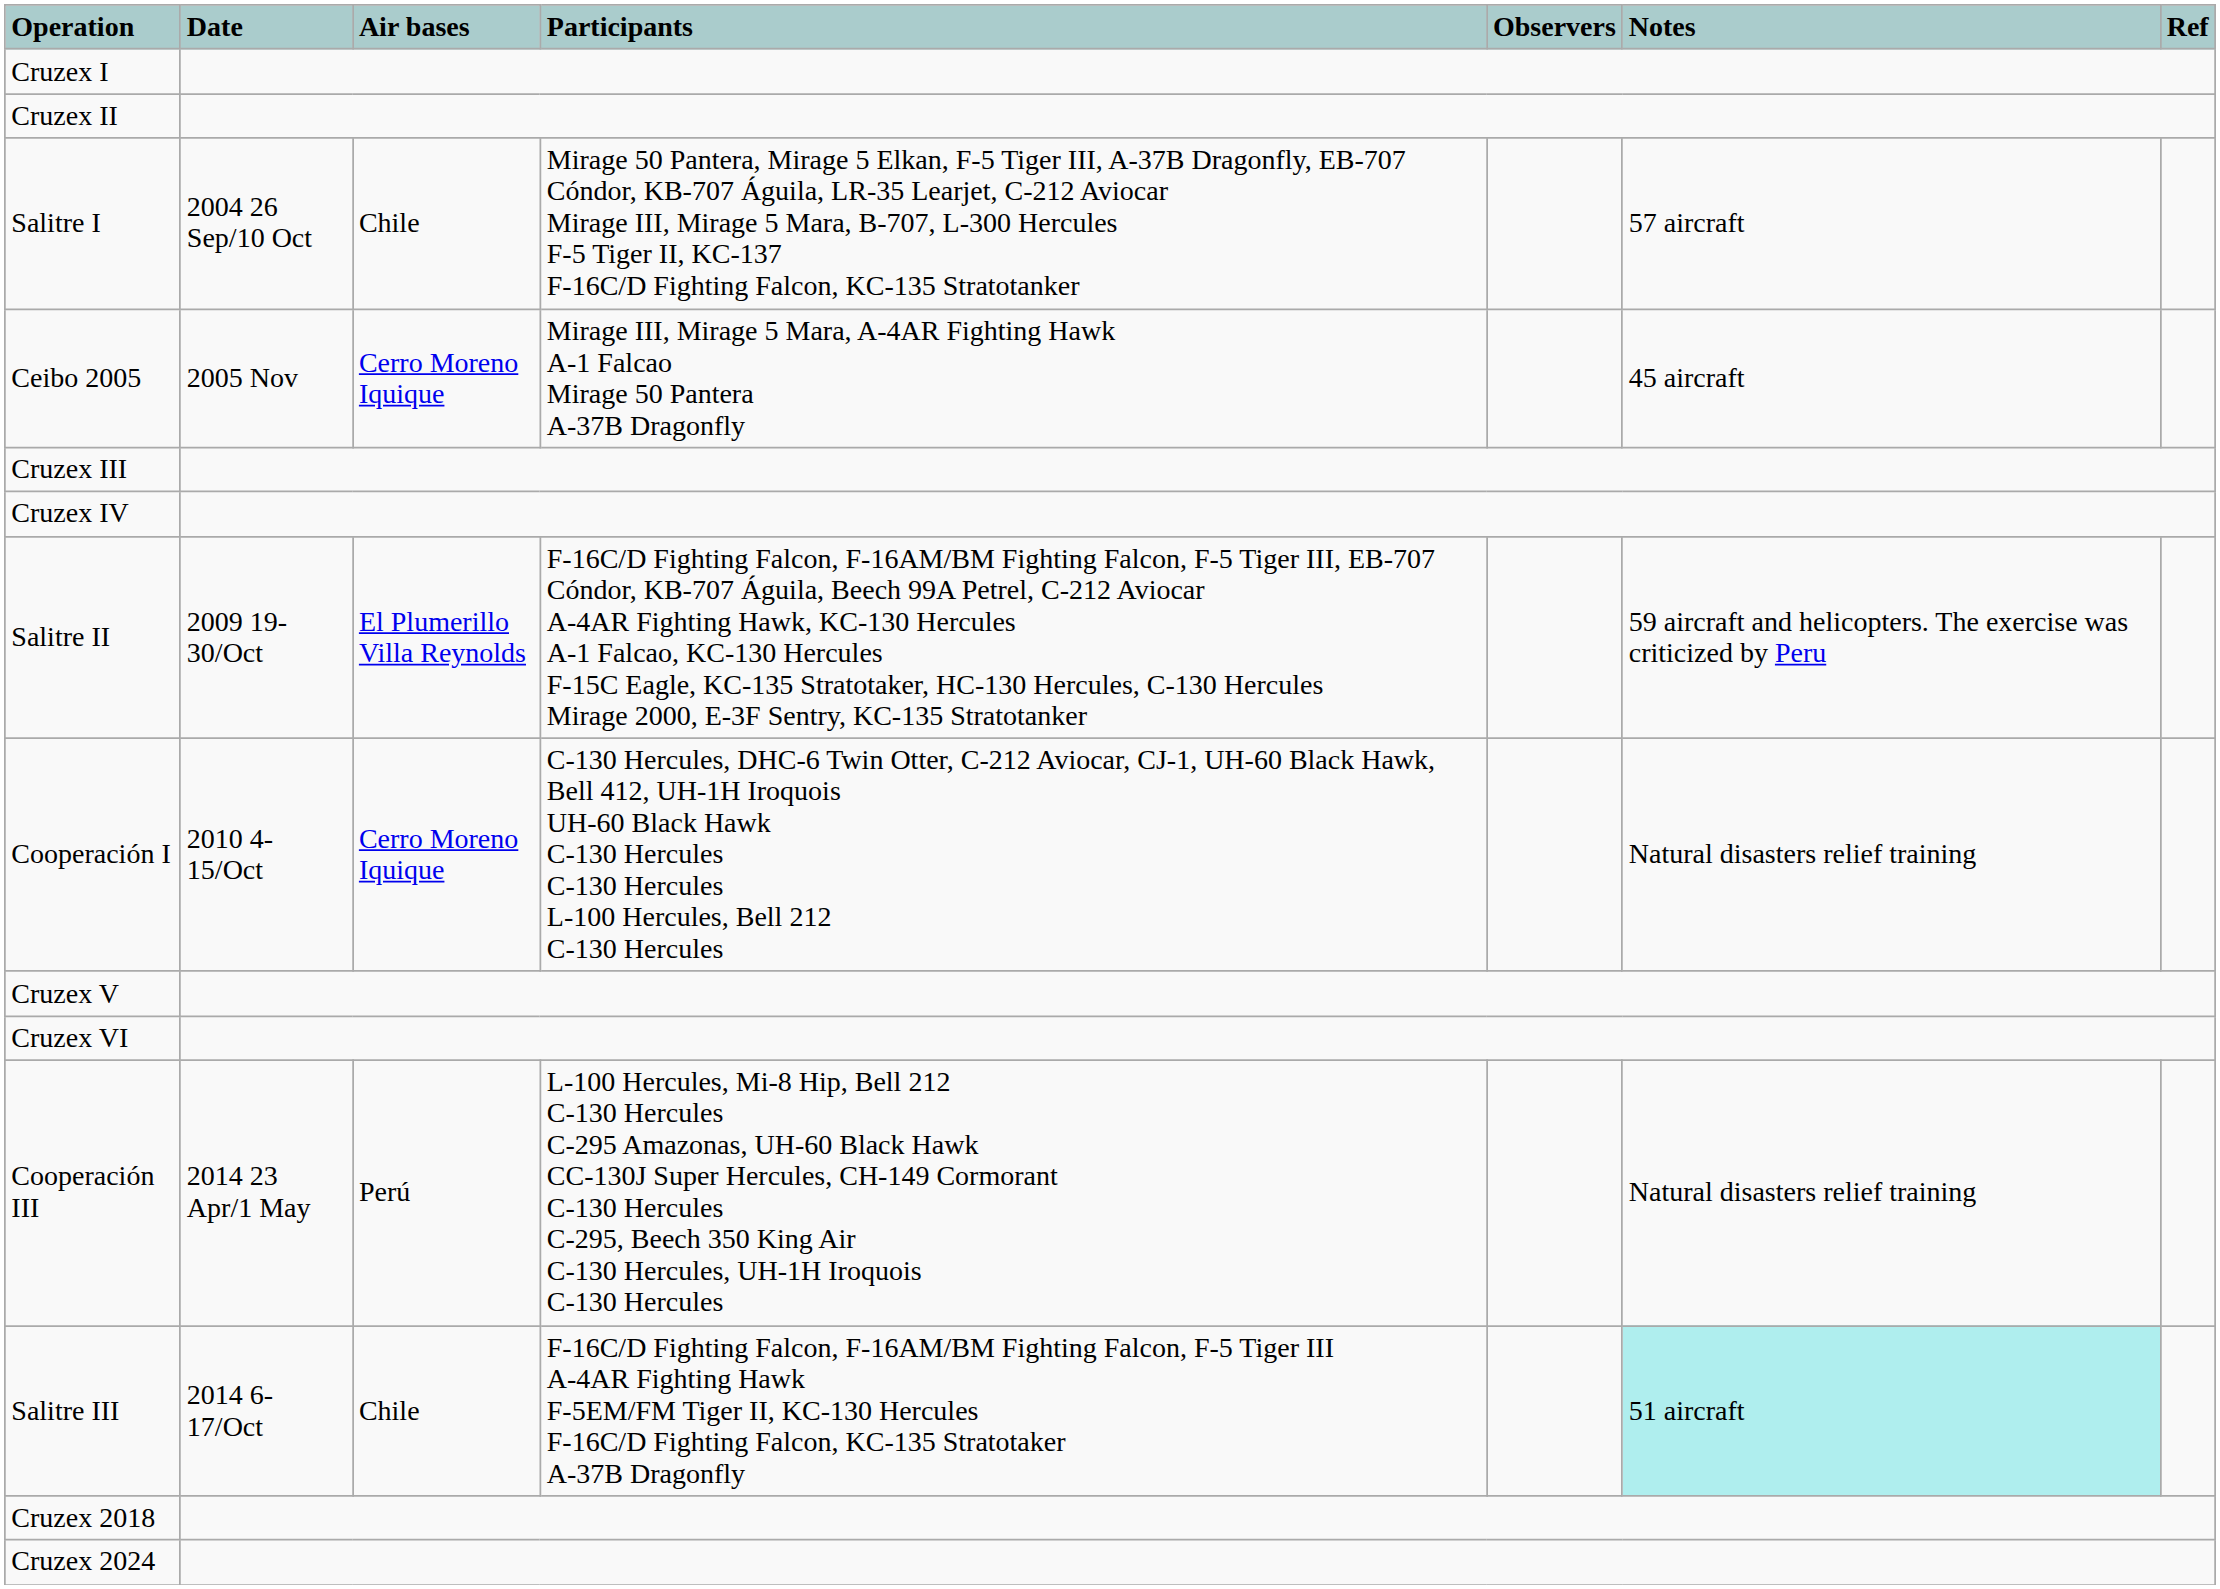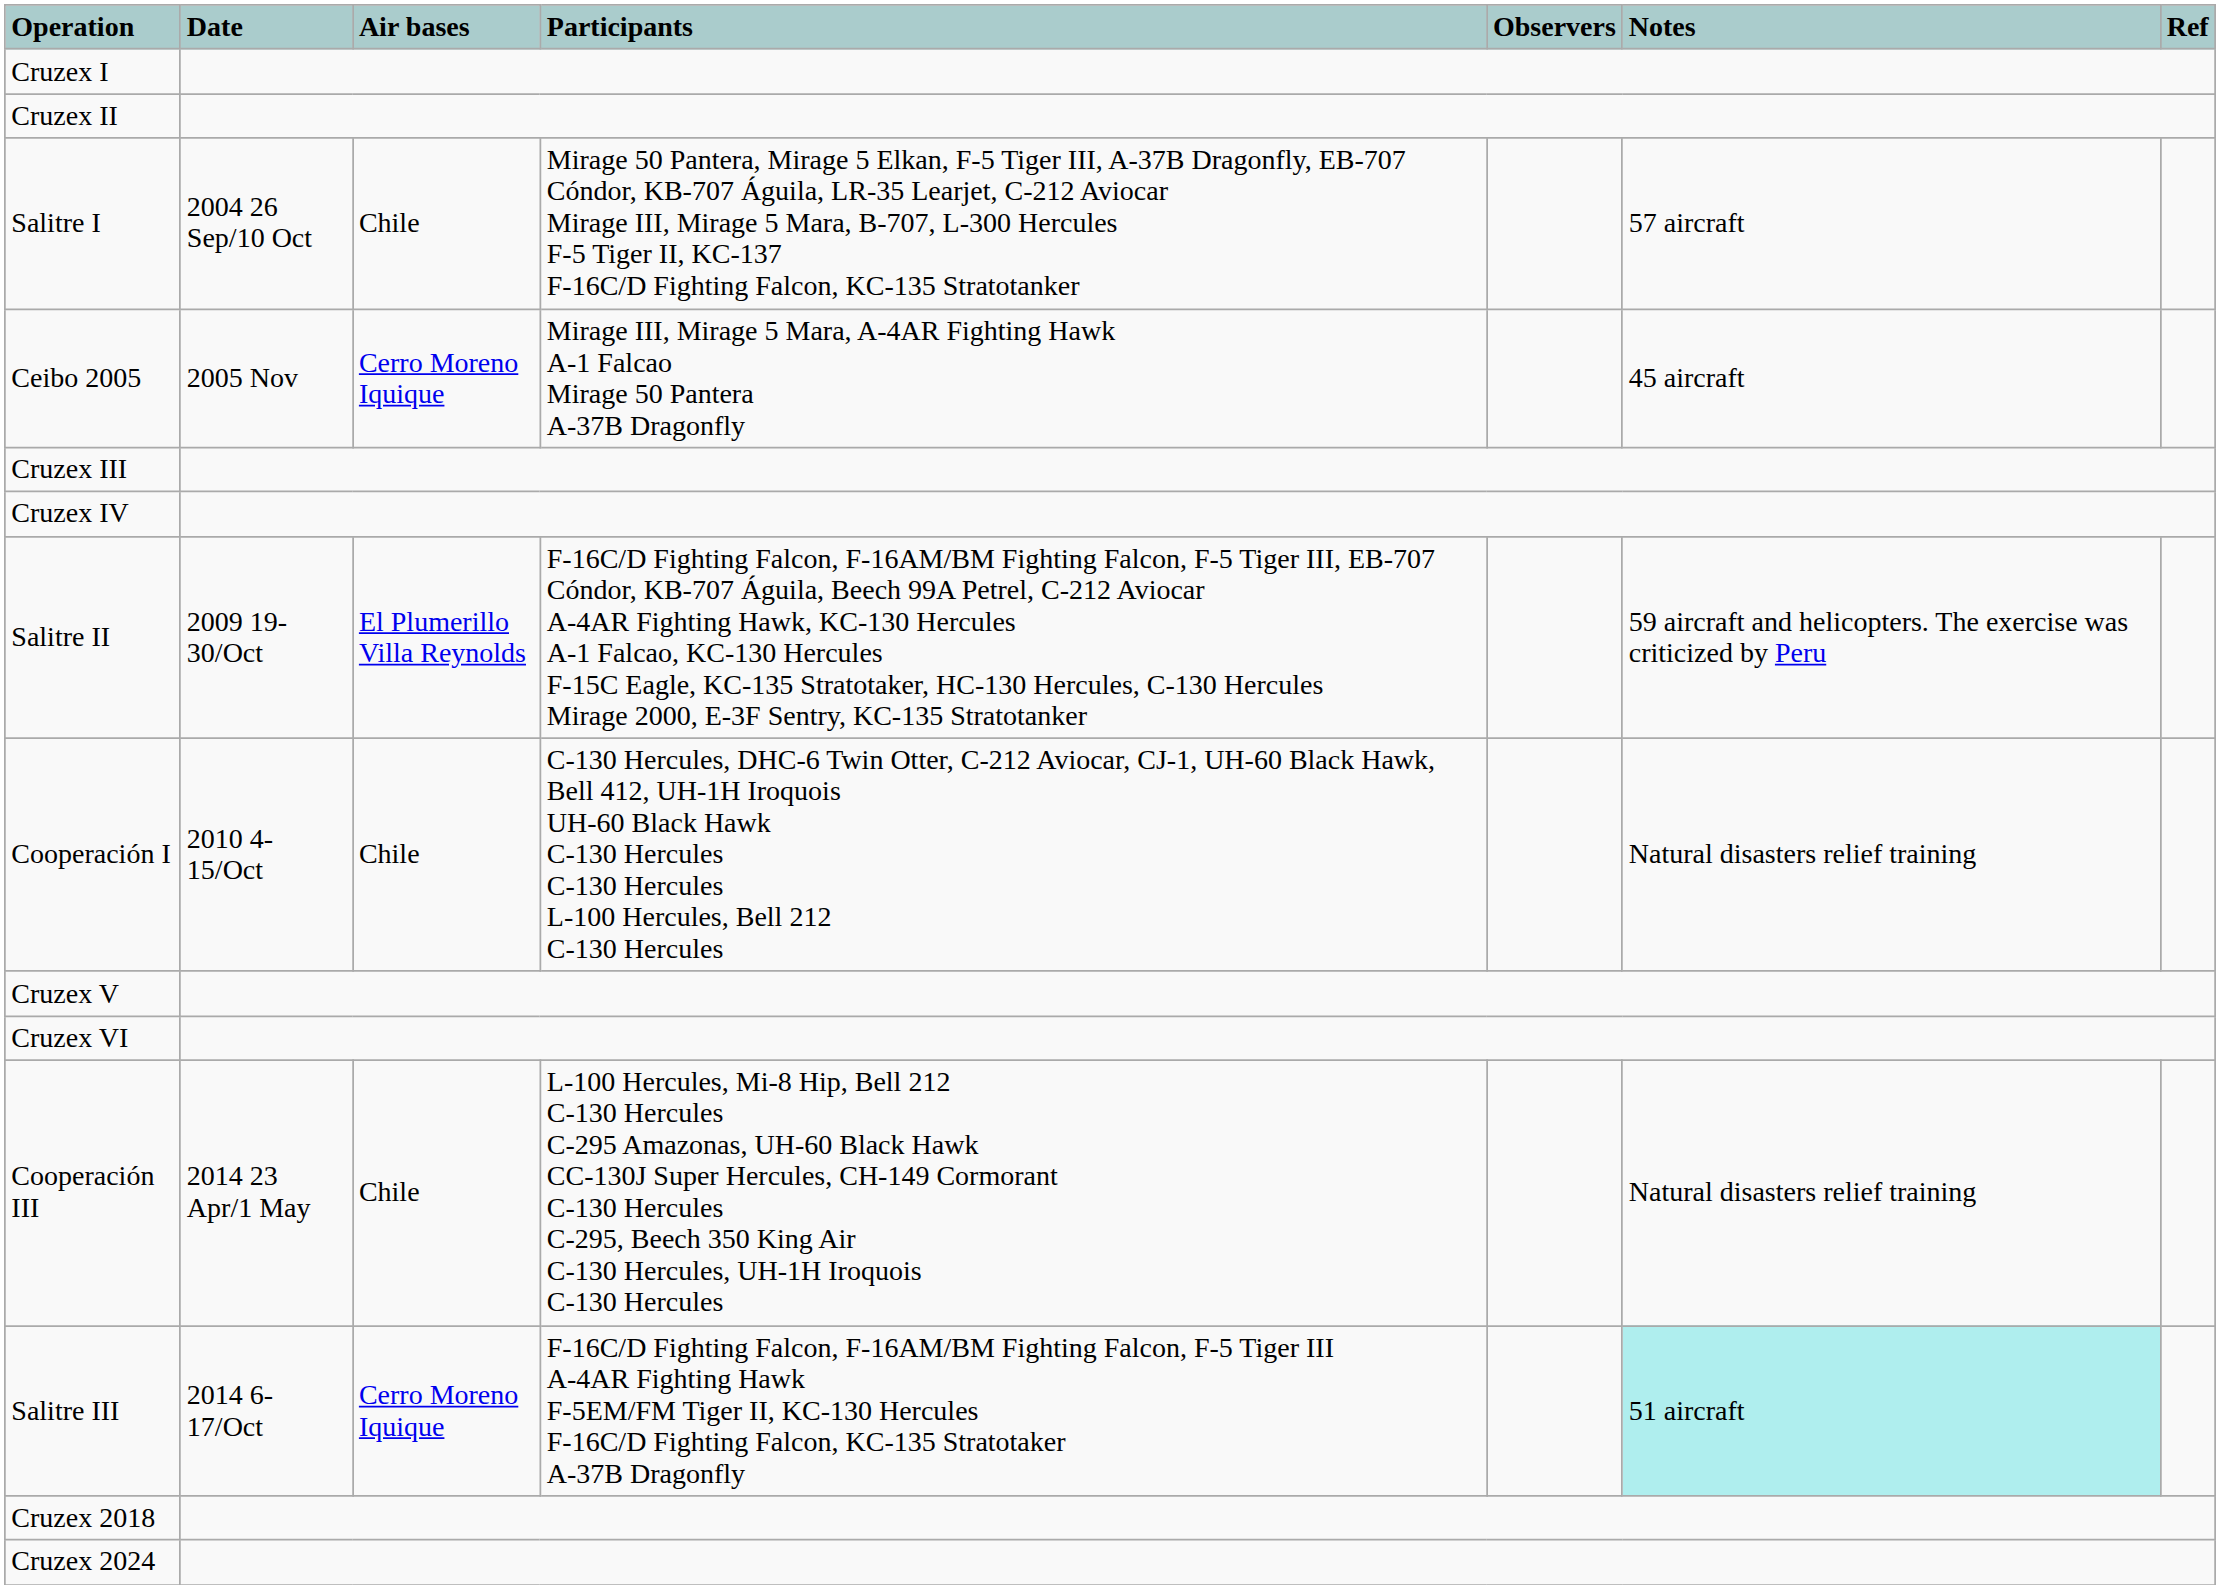(439, 854) Cerro Moreno Iquique -> (389, 854) Chile
(385, 1192) Perú -> (389, 1192) Chile
(389, 1410) Chile -> (439, 1410) Cerro Moreno Iquique
